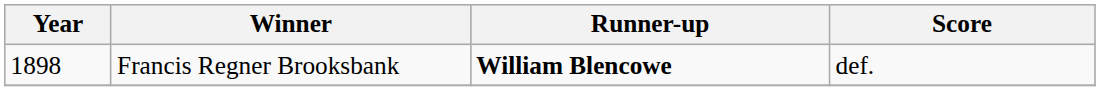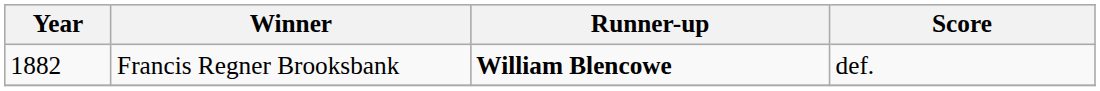(36, 64) 1898 -> (36, 64) 1882
